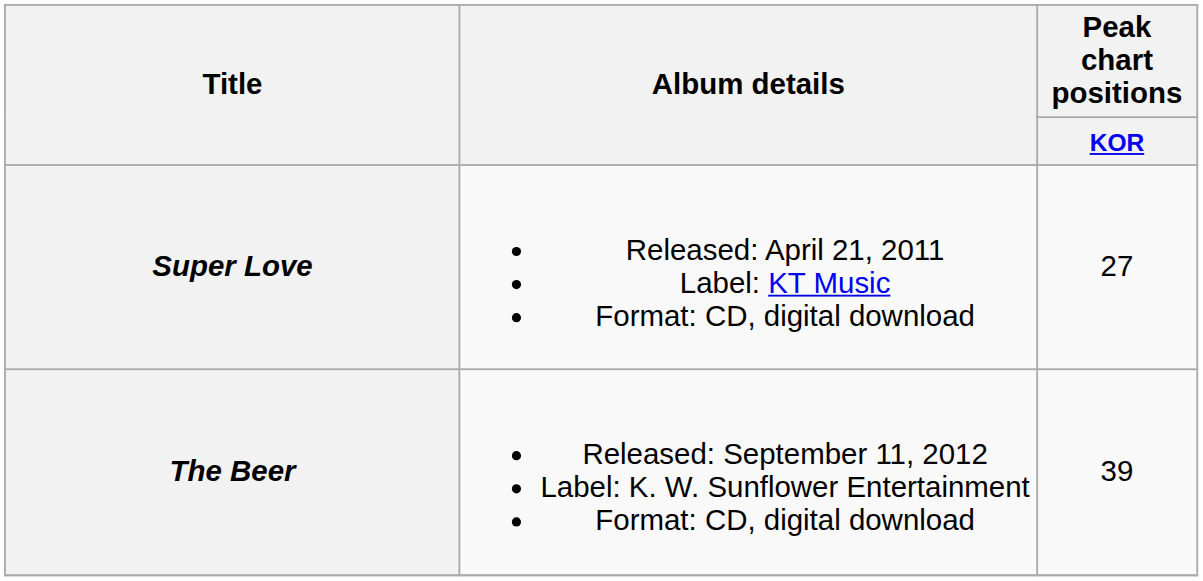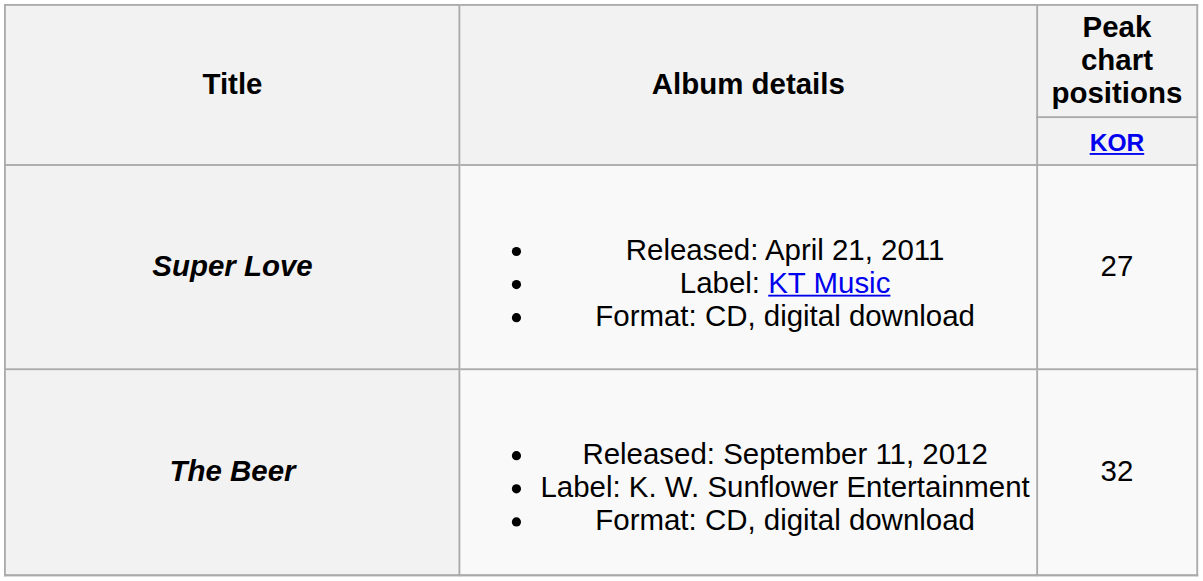(1117, 471) 39 -> (1117, 471) 32
